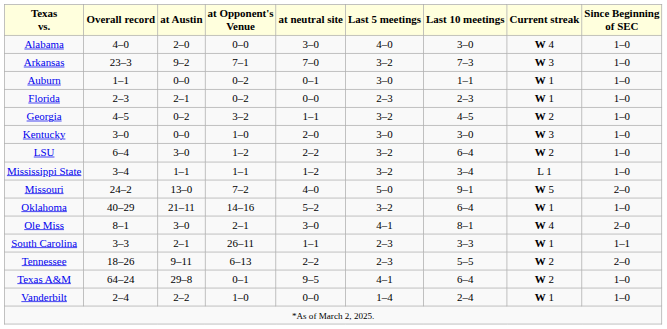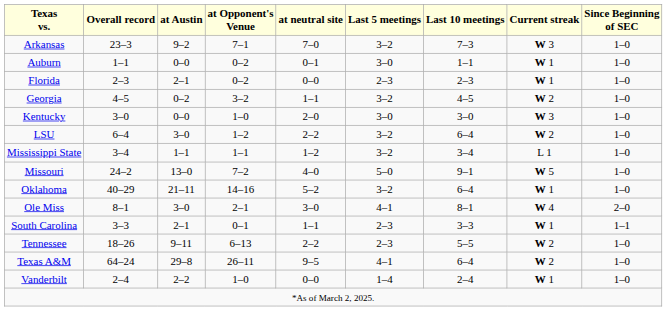- row: (44, 44)
(622, 189) 2–0 -> (622, 171) 1–0
(241, 243) 26–11 -> (241, 225) 0–1
(622, 261) 2–0 -> (622, 243) 1–0
(241, 279) 0–1 -> (241, 261) 26–11
